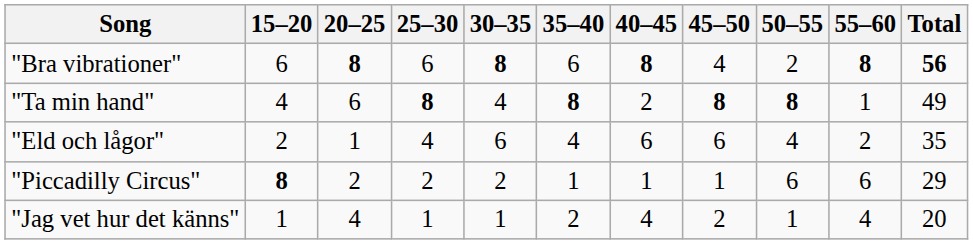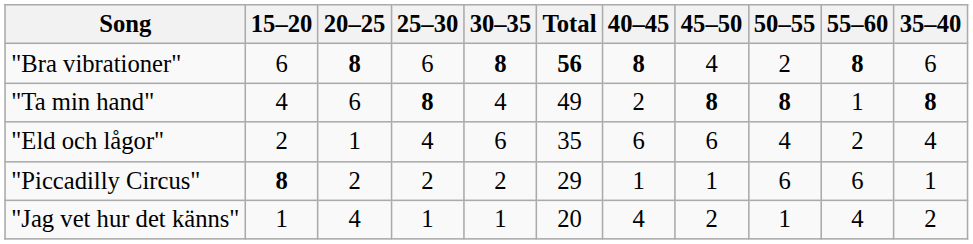columns swapped: (573, 24) <-> (934, 24)
